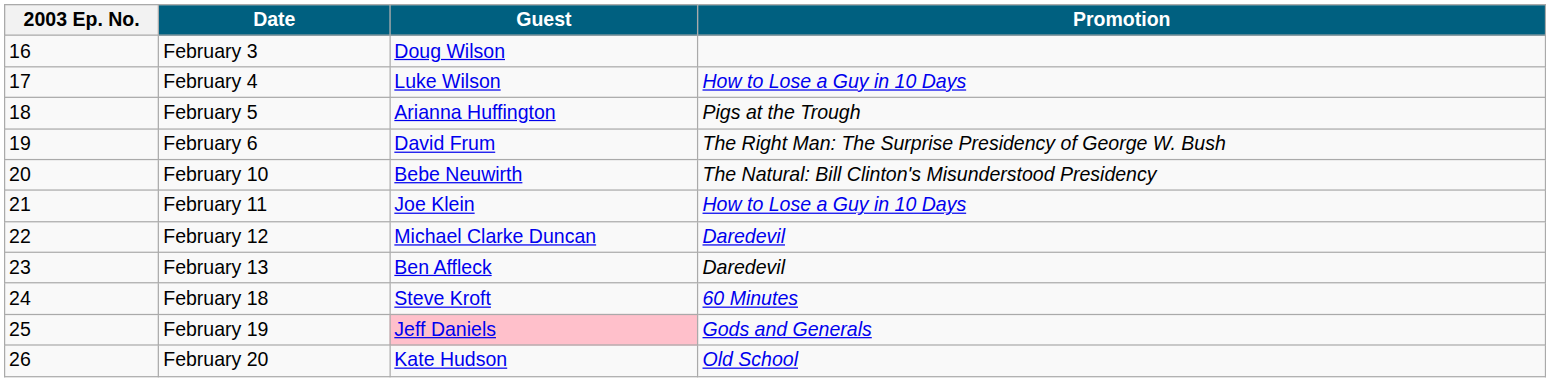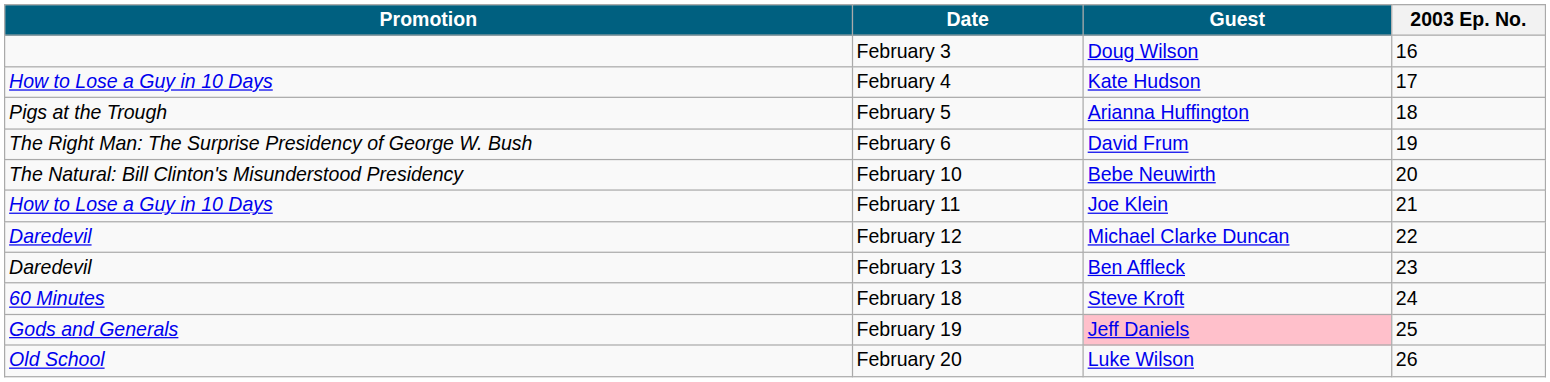columns swapped: (82, 19) <-> (1122, 19)
(448, 81) Luke Wilson -> (1144, 81) Kate Hudson
(451, 360) Kate Hudson -> (1141, 360) Luke Wilson
